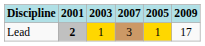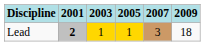columns swapped: (158, 13) <-> (129, 13)
(186, 31) 17 -> (186, 31) 18
